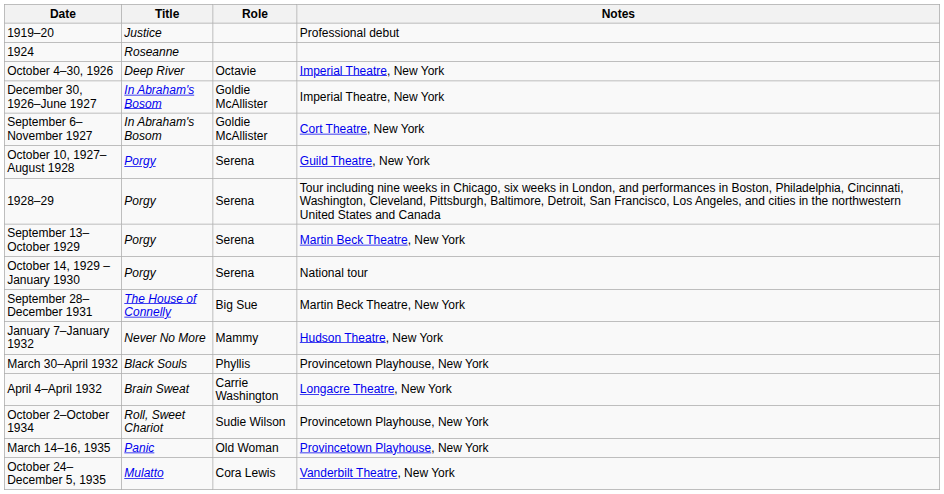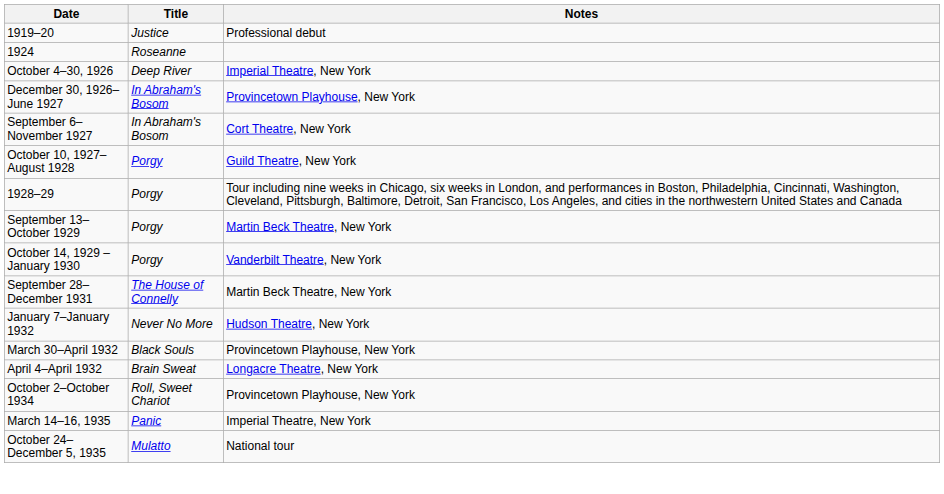- column: (255, 14)
(372, 96) Imperial Theatre, New York -> (321, 96) Provincetown Playhouse, New York
(334, 273) National tour -> (304, 259) Vanderbilt Theatre, New York
(394, 447) Provincetown Playhouse, New York -> (298, 420) Imperial Theatre, New York
(377, 473) Vanderbilt Theatre, New York -> (260, 446) National tour
